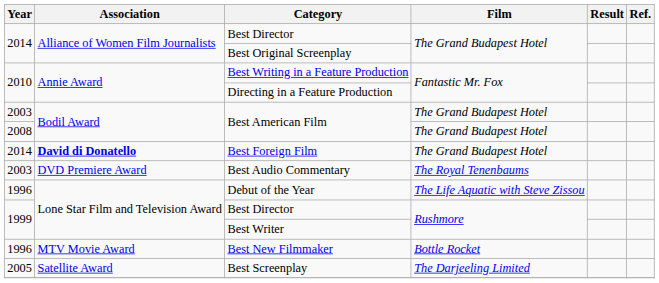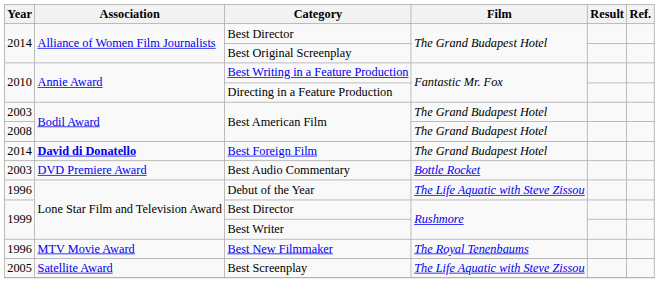(471, 170) The Royal Tenenbaums -> (447, 170) Bottle Rocket
(447, 248) Bottle Rocket -> (471, 248) The Royal Tenenbaums
(472, 268) The Darjeeling Limited -> (499, 268) The Life Aquatic with Steve Zissou
